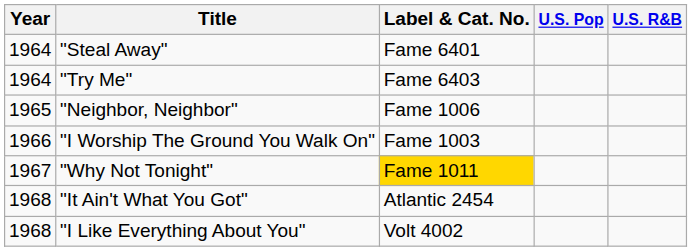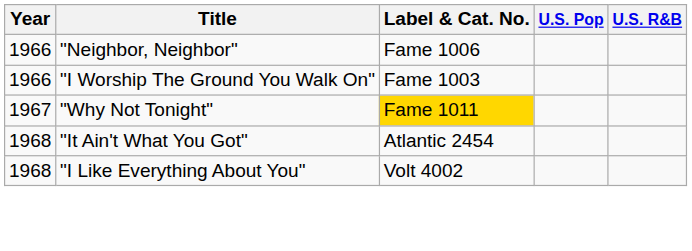- row: (114, 49)
- row: (96, 79)
(30, 110) 1965 -> (30, 49) 1966
